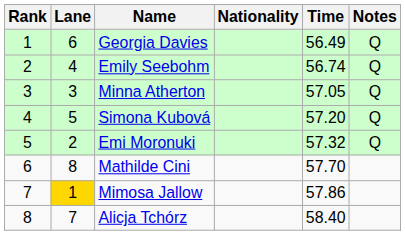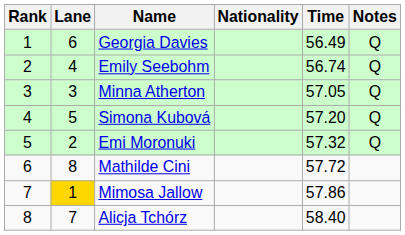(326, 167) 57.70 -> (326, 167) 57.72
